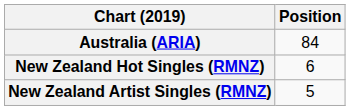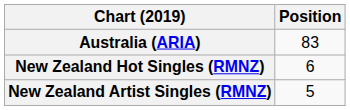(310, 42) 84 -> (310, 42) 83
